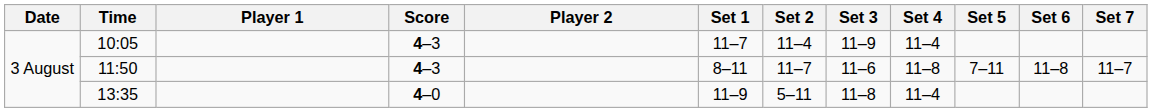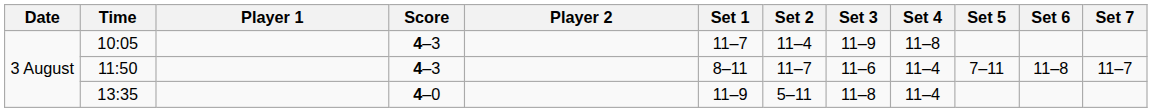(923, 44) 11–4 -> (923, 44) 11–8
(923, 69) 11–8 -> (923, 69) 11–4
